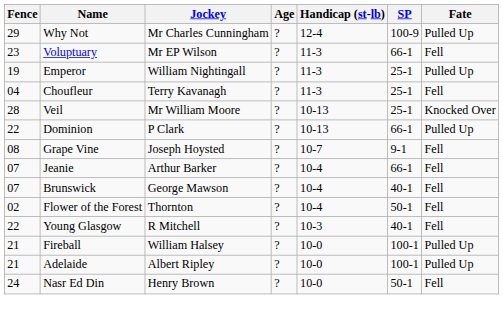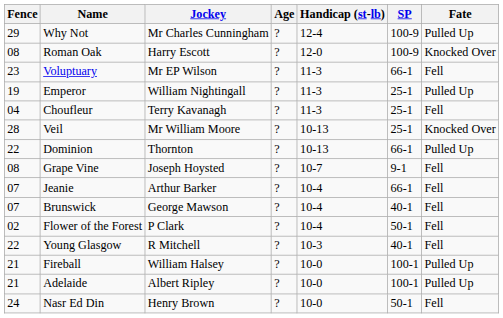+ row: (72, 52)
(166, 129) P Clark -> (170, 149) Thornton
(170, 206) Thornton -> (166, 226) P Clark
